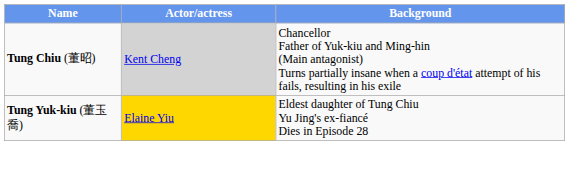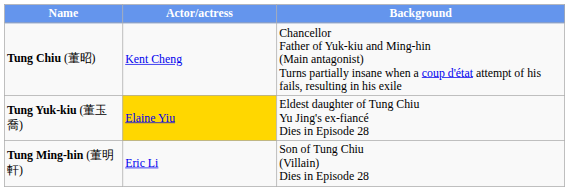(153, 59) lightgrey background -> (154, 59) no background
+ row: (61, 163)
